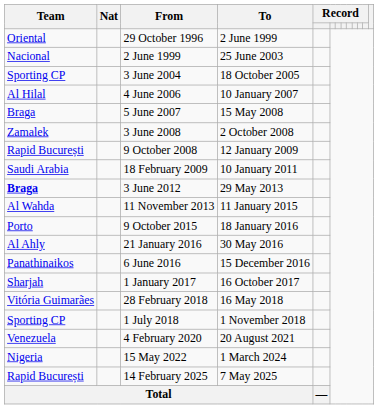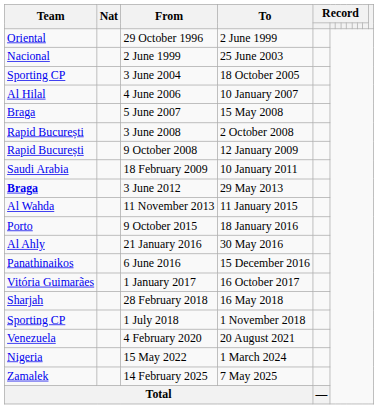(28, 132) Zamalek -> (45, 132) Rapid București
(25, 282) Sharjah -> (51, 282) Vitória Guimarães
(51, 301) Vitória Guimarães -> (25, 301) Sharjah
(45, 376) Rapid București -> (28, 376) Zamalek
